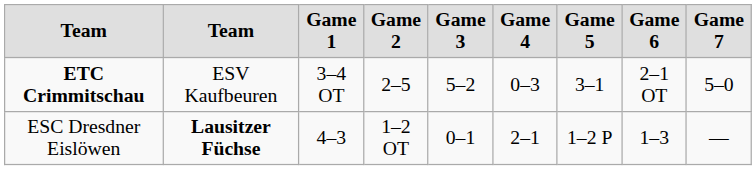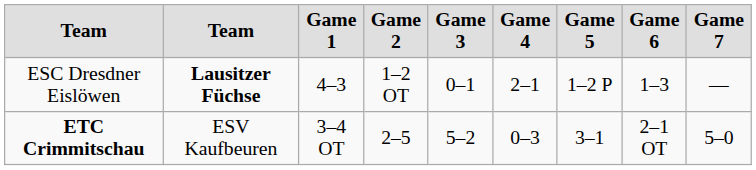rows swapped: (84, 137) <-> (84, 84)
